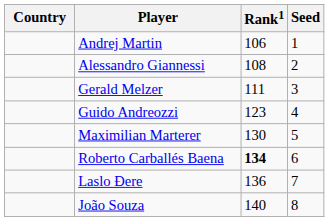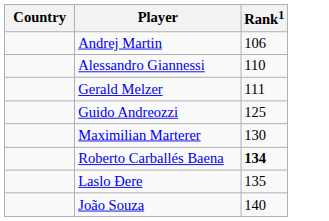- column: (306, 18)
(255, 66) 108 -> (255, 66) 110
(255, 112) 123 -> (255, 112) 125
(255, 181) 136 -> (255, 181) 135
